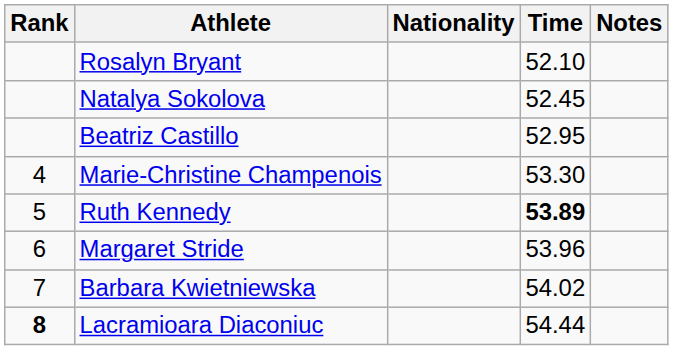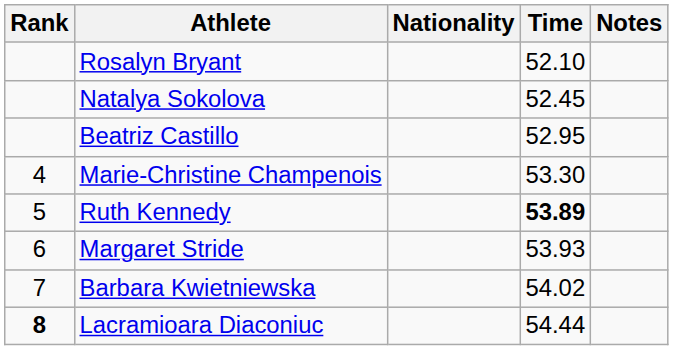(555, 250) 53.96 -> (555, 250) 53.93
